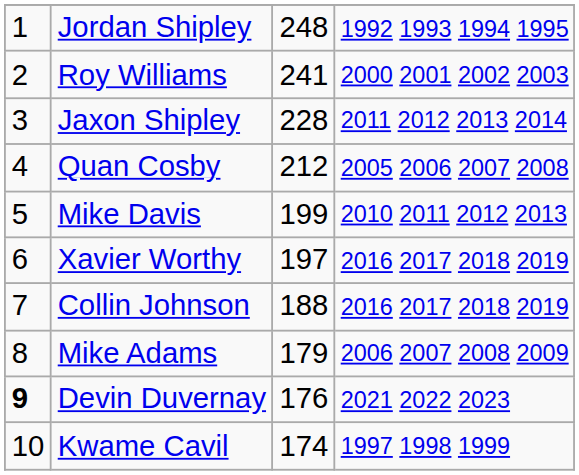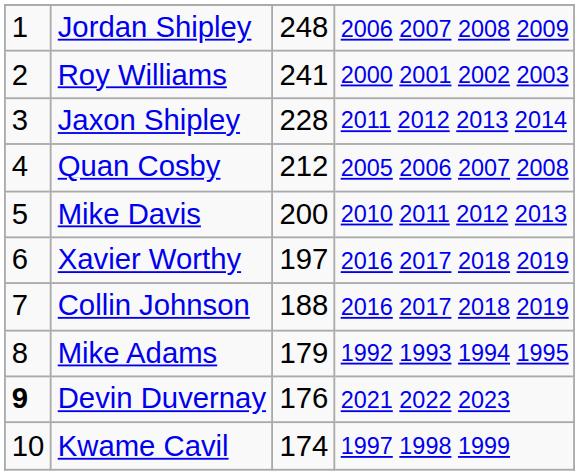(455, 28) 1992 1993 1994 1995 -> (455, 28) 2006 2007 2008 2009
(304, 213) 199 -> (304, 213) 200
(455, 353) 2006 2007 2008 2009 -> (455, 353) 1992 1993 1994 1995
